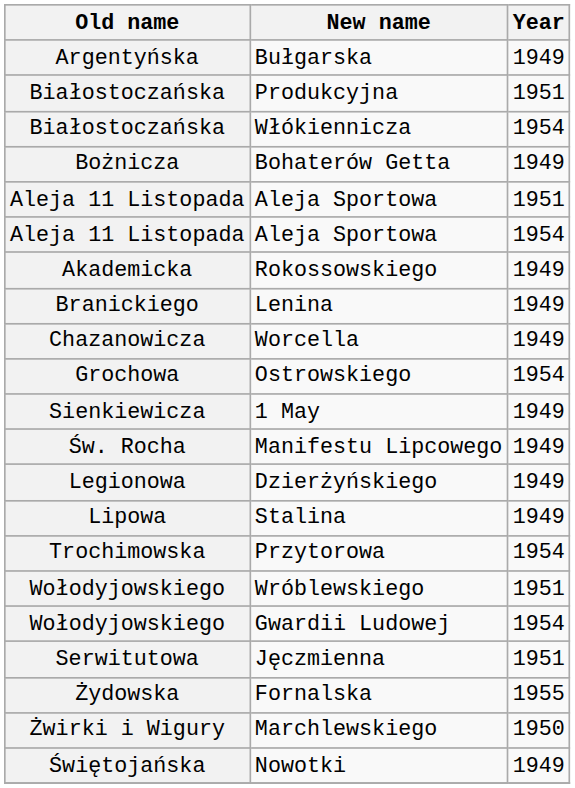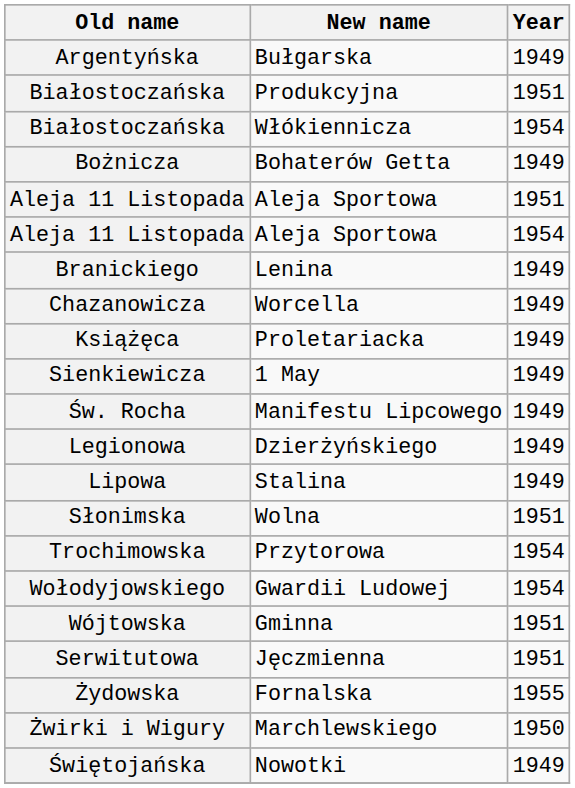- row: (346, 270)
- row: (333, 376)
+ row: (340, 341)
+ row: (287, 518)
- row: (340, 589)
+ row: (294, 624)
